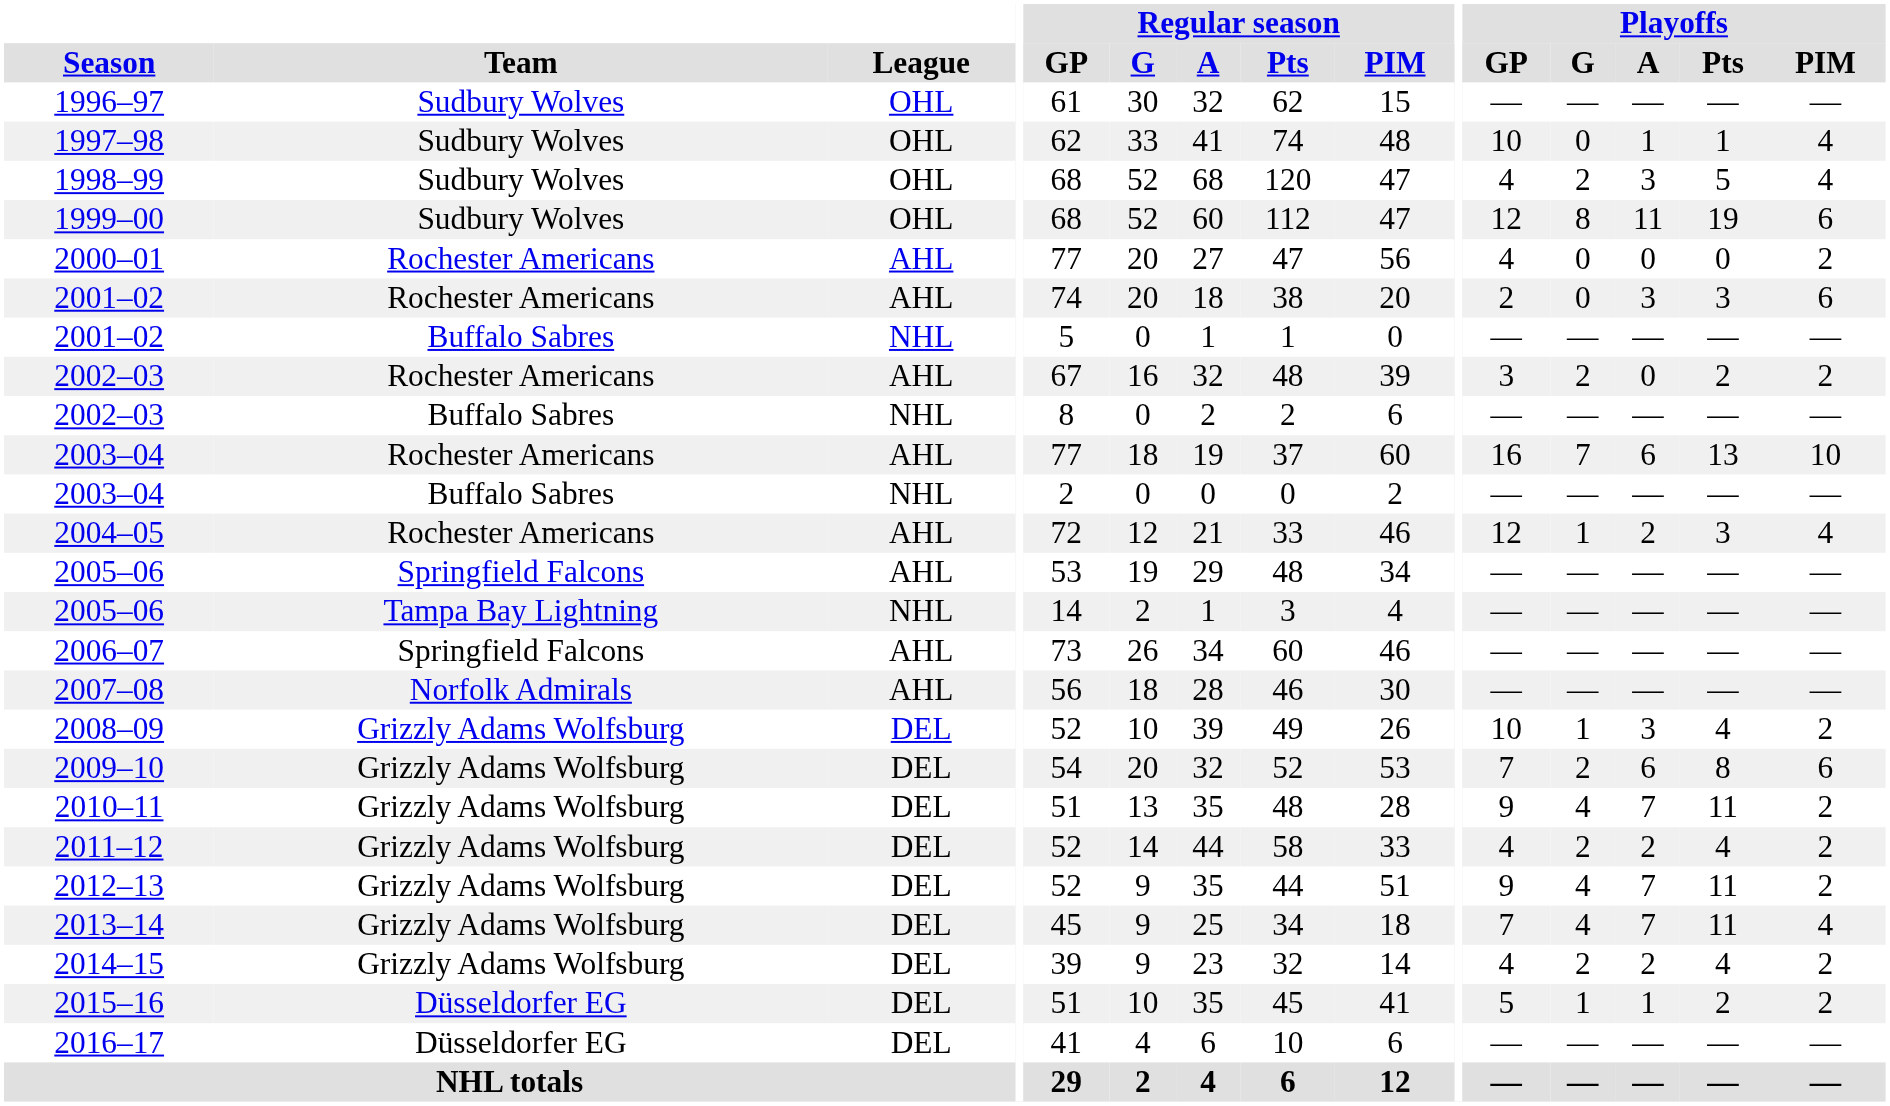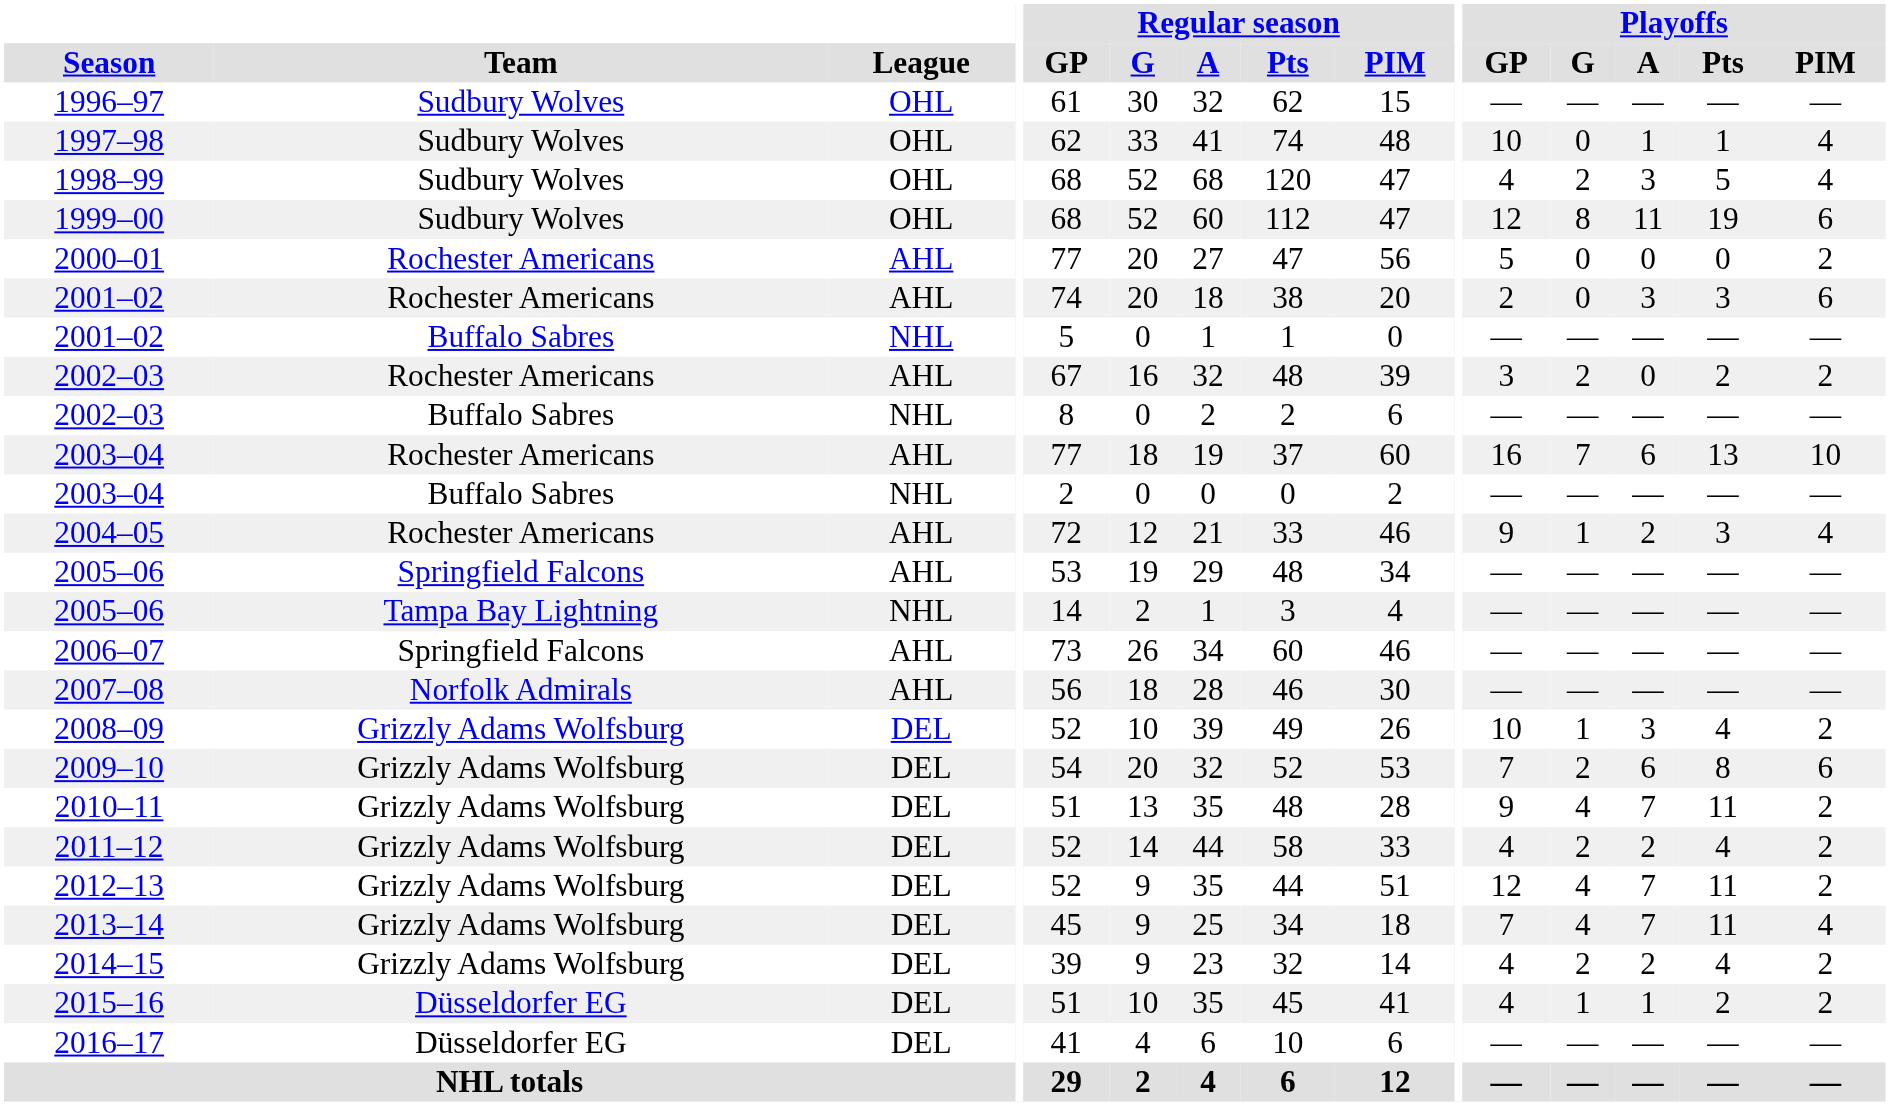(1506, 258) 4 -> (1506, 258) 5
(1506, 532) 12 -> (1506, 532) 9
(1506, 885) 9 -> (1506, 885) 12
(1506, 1003) 5 -> (1506, 1003) 4
